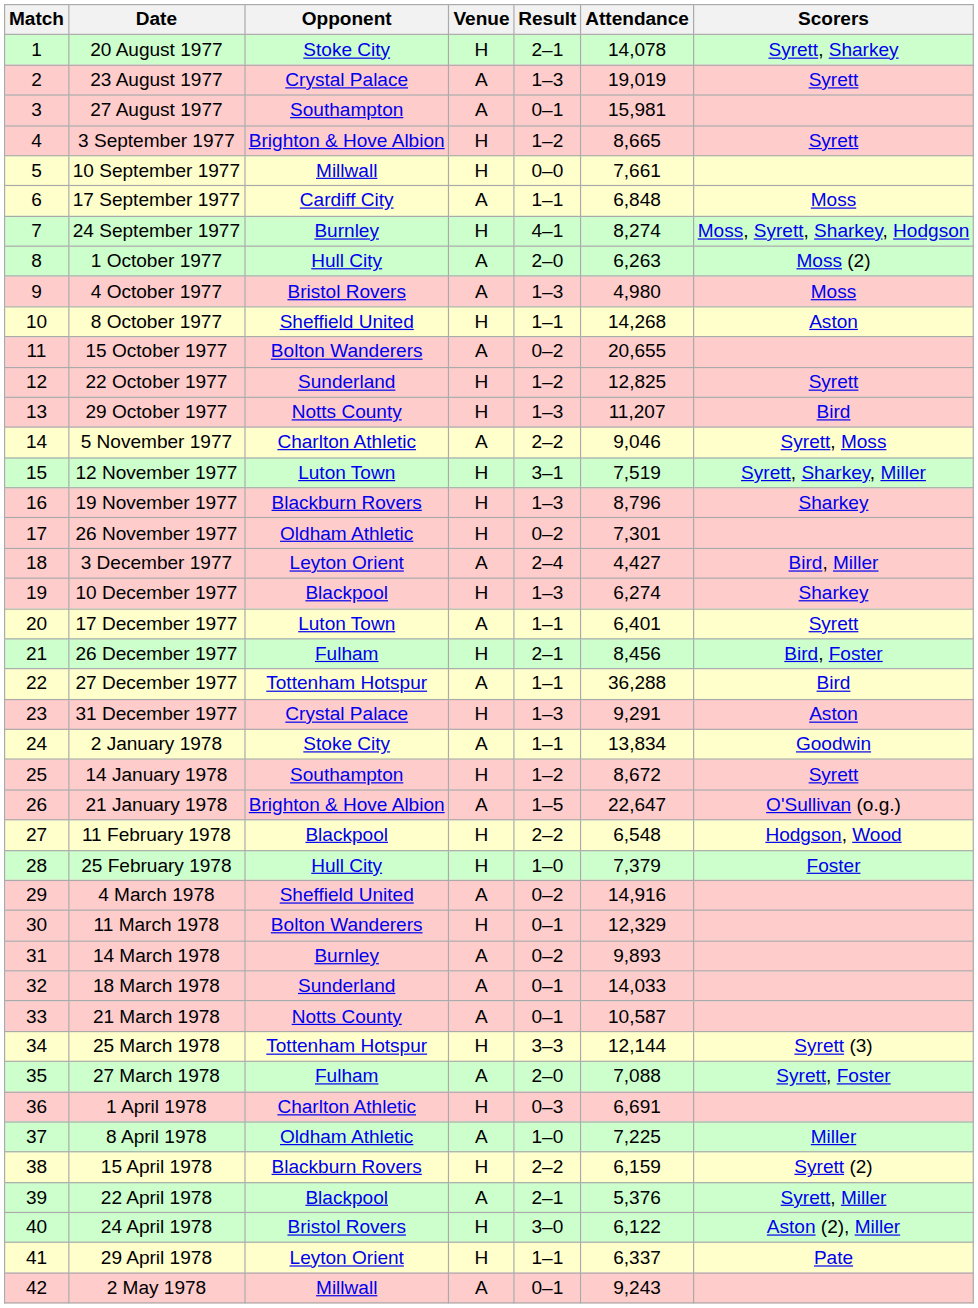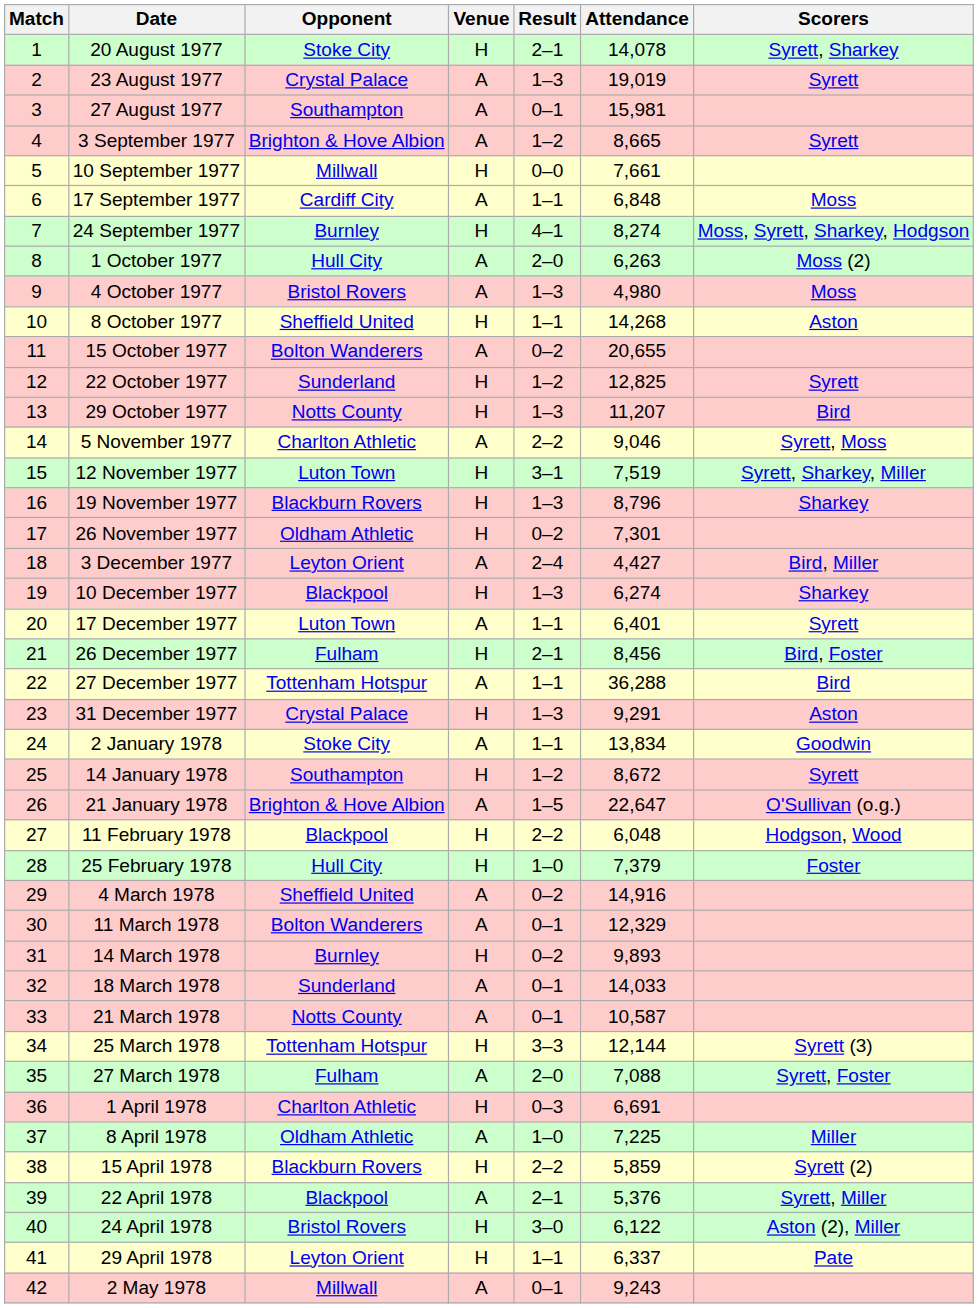(481, 140) H -> (481, 140) A
(637, 834) 6,548 -> (637, 834) 6,048
(481, 925) H -> (481, 925) A
(481, 955) A -> (481, 955) H
(637, 1167) 6,159 -> (637, 1167) 5,859
